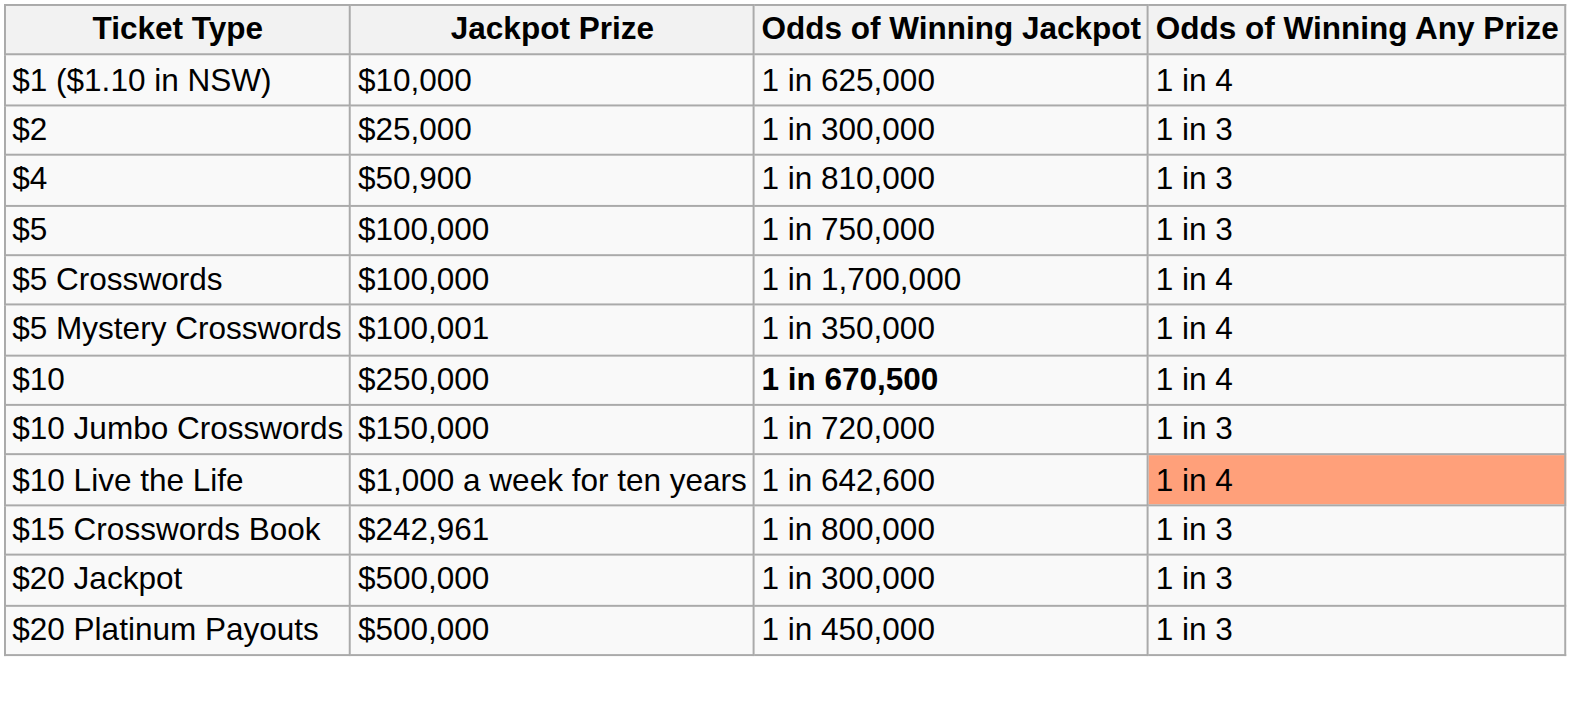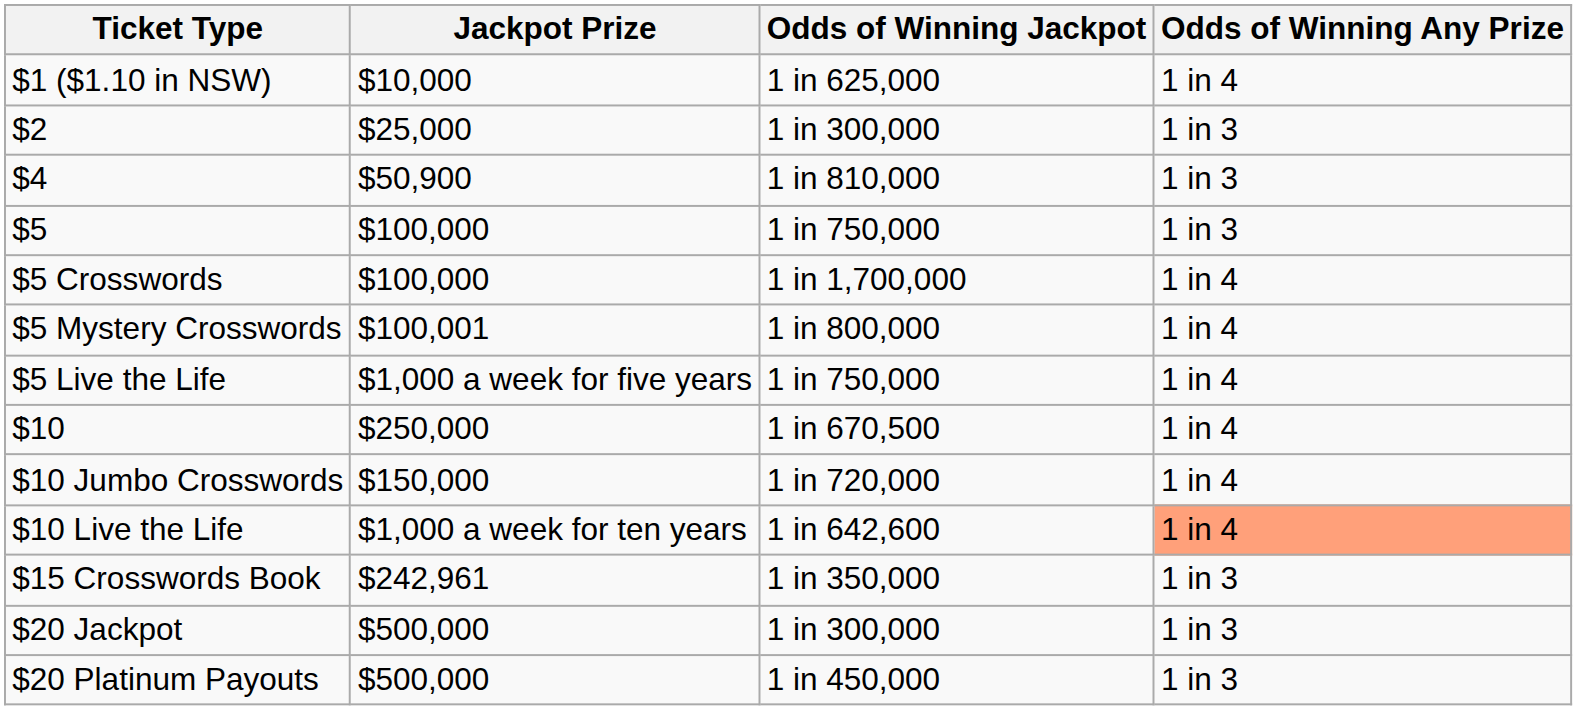(848, 329) 1 in 350,000 -> (853, 329) 1 in 800,000
+ row: (119, 379)
(850, 379) bold -> (853, 429) normal
(1194, 429) 1 in 3 -> (1199, 479) 1 in 4
(848, 529) 1 in 800,000 -> (853, 579) 1 in 350,000
